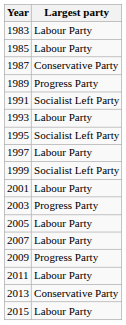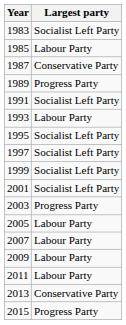(63, 30) Labour Party -> (77, 30) Socialist Left Party
(63, 153) Labour Party -> (77, 153) Socialist Left Party
(63, 188) Labour Party -> (77, 188) Socialist Left Party
(66, 258) Progress Party -> (63, 258) Labour Party
(63, 310) Labour Party -> (66, 310) Progress Party
